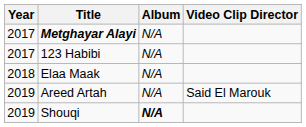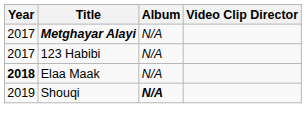(21, 74) normal -> (21, 74) bold
- row: (74, 93)
